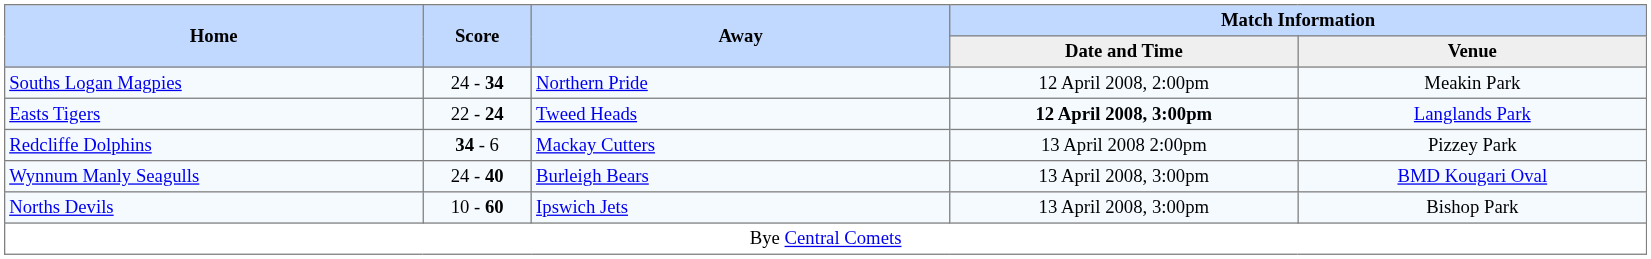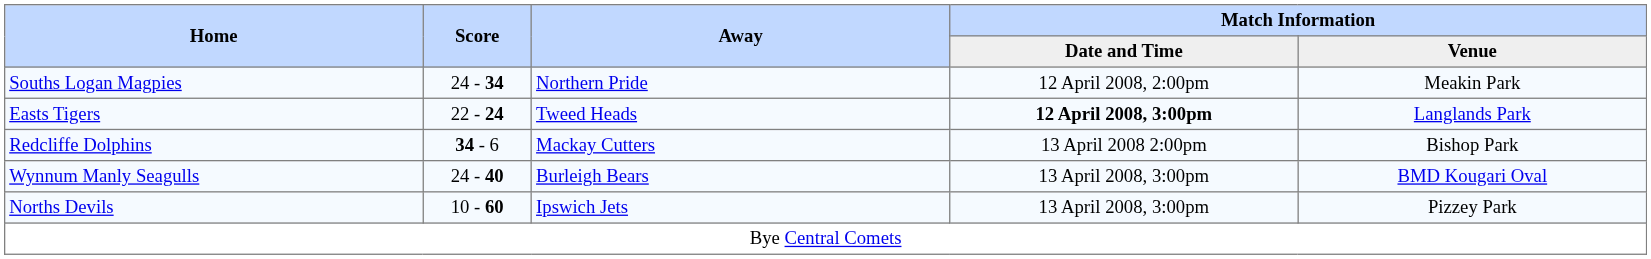(1472, 144) Pizzey Park -> (1472, 144) Bishop Park
(1472, 207) Bishop Park -> (1472, 207) Pizzey Park
